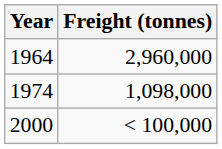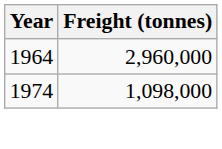- row: (31, 125)
